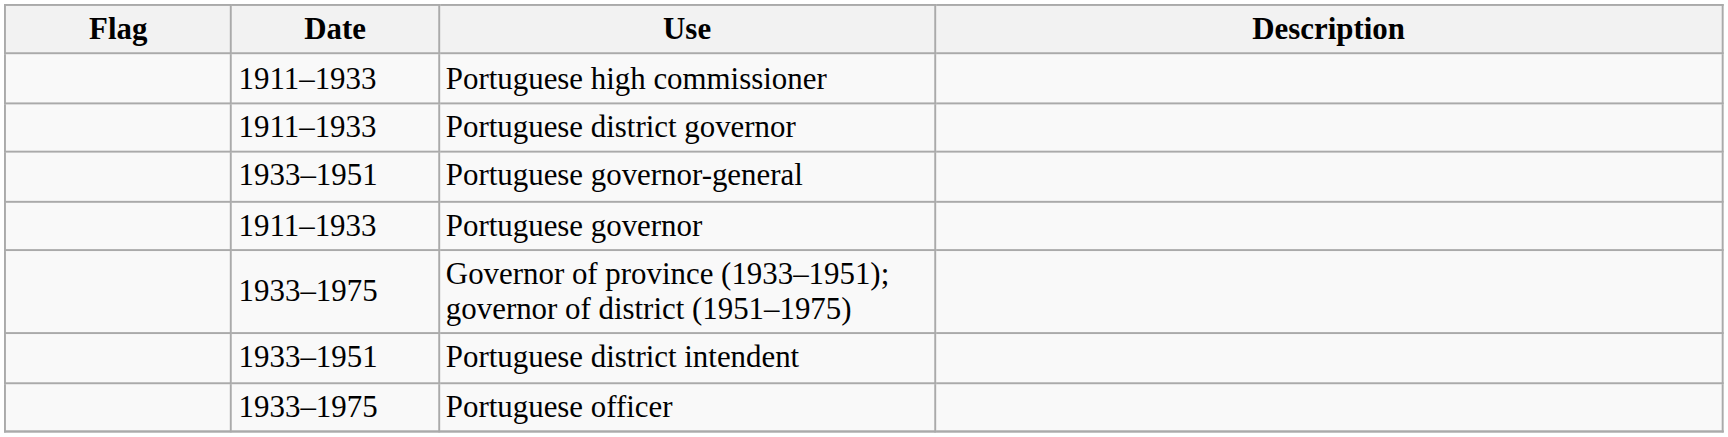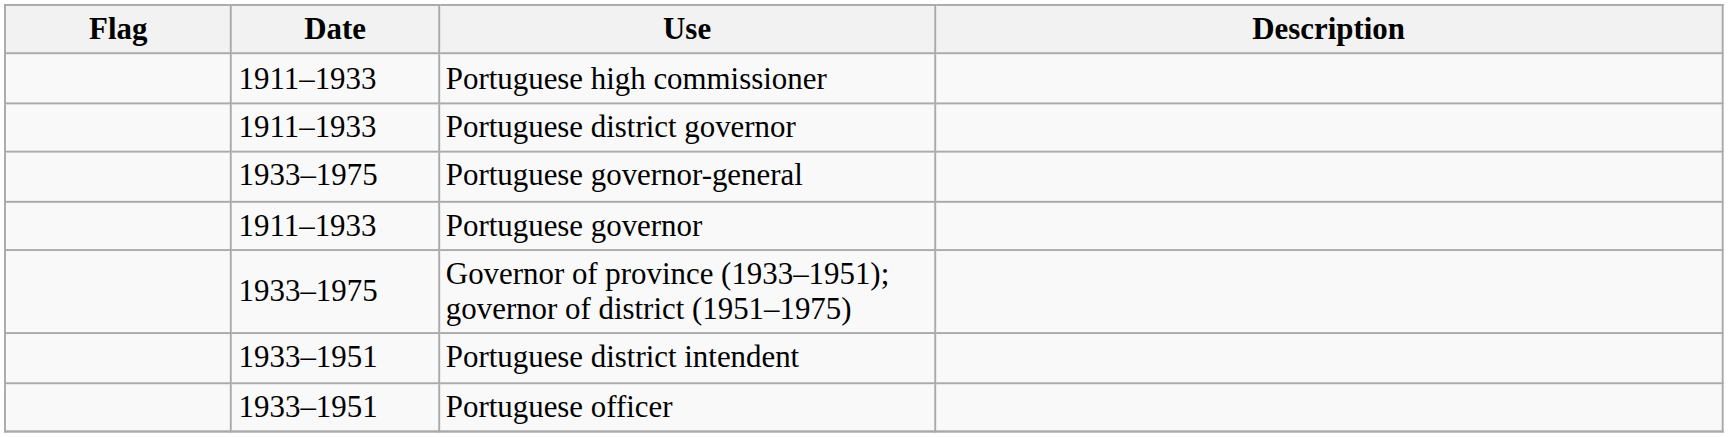(308, 175) 1933–1951 -> (308, 175) 1933–1975
(308, 406) 1933–1975 -> (308, 406) 1933–1951
